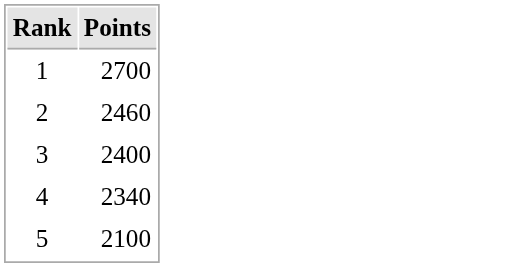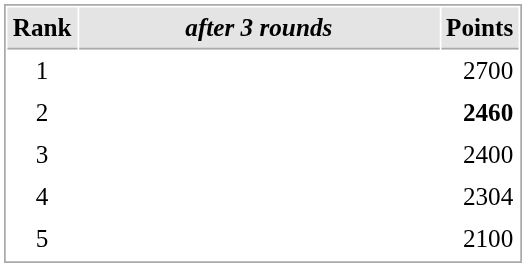+ column: (259, 27)
(126, 112) normal -> (488, 112) bold
(126, 196) 2340 -> (488, 196) 2304
